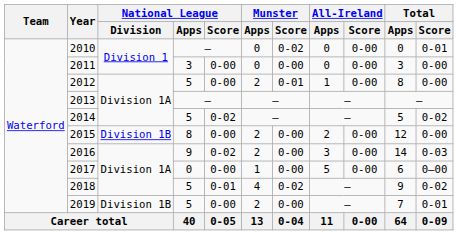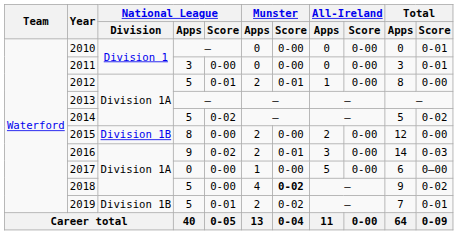(291, 48) 0-02 -> (291, 48) 0-00
(435, 65) 0-00 -> (435, 65) 0-01
(223, 83) 0-00 -> (223, 83) 0-01
(291, 152) 0-00 -> (291, 152) 0-01
(223, 187) 0-01 -> (223, 187) 0-00
(291, 187) normal -> (291, 187) bold
(223, 204) 0-00 -> (223, 204) 0-01
(291, 204) 0-00 -> (291, 204) 0-02
